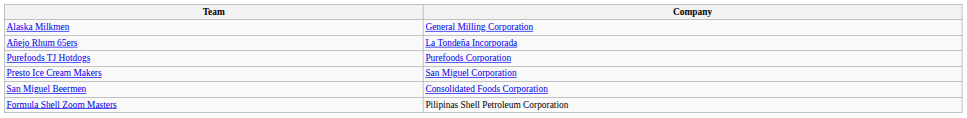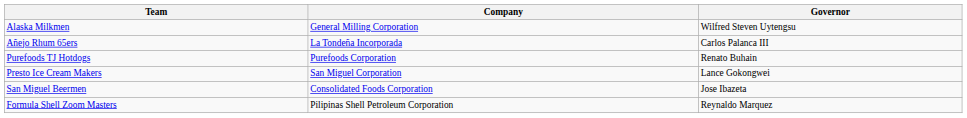+ column: (830, 11)
